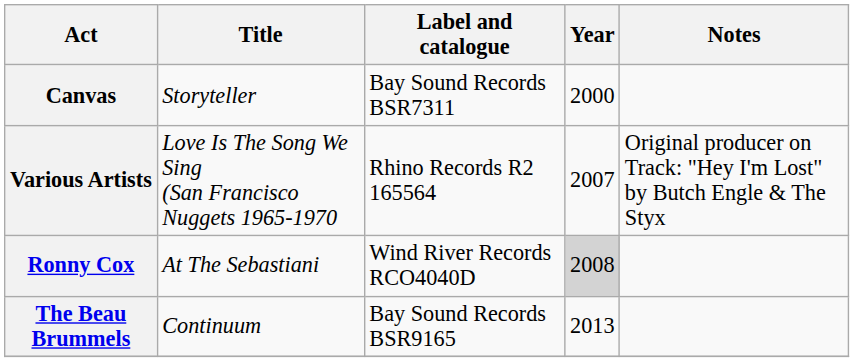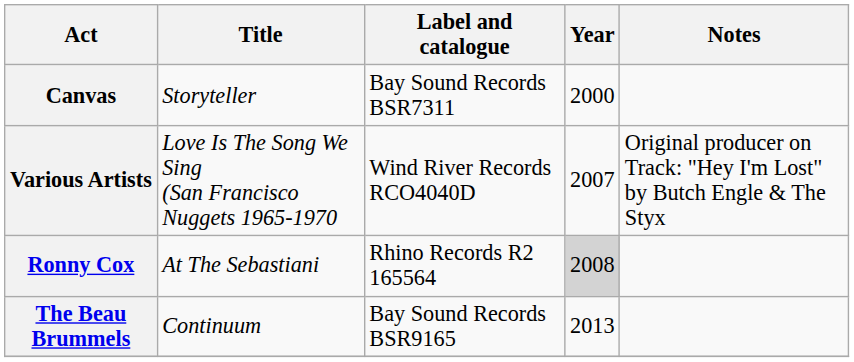(451, 180) Rhino Records R2 165564 -> (460, 180) Wind River Records RCO4040D
(460, 265) Wind River Records RCO4040D -> (451, 265) Rhino Records R2 165564
